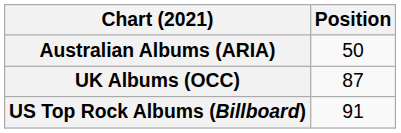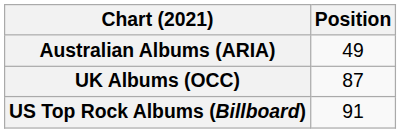(353, 50) 50 -> (353, 50) 49
